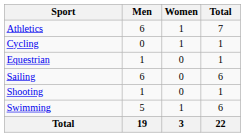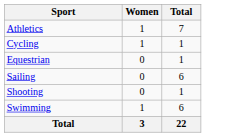- column: (142, 12)
